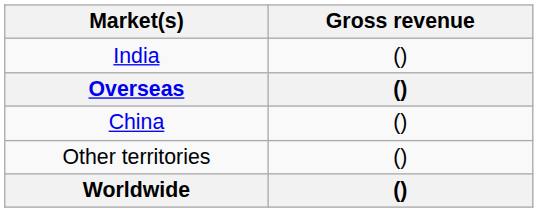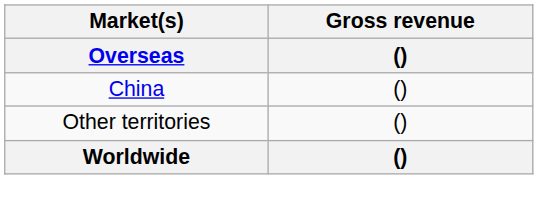- row: (136, 55)
